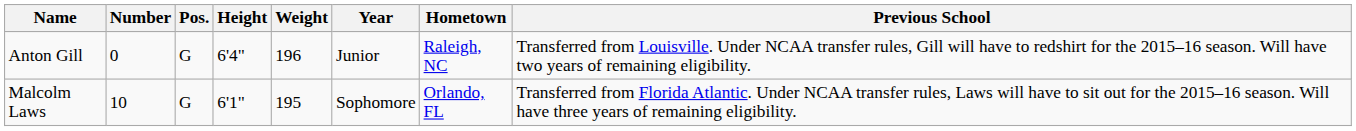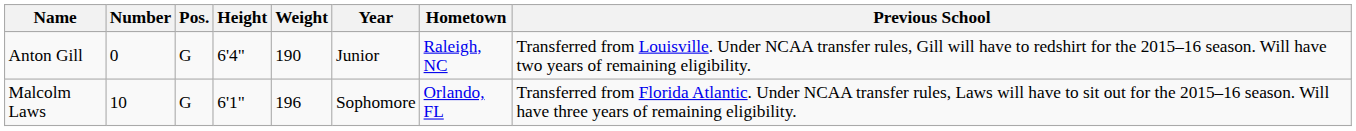(288, 55) 196 -> (288, 55) 190
(288, 102) 195 -> (288, 102) 196
